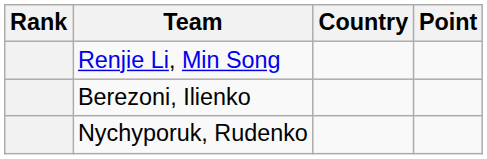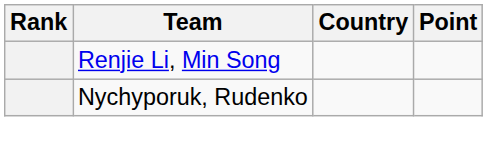- row: (164, 97)
